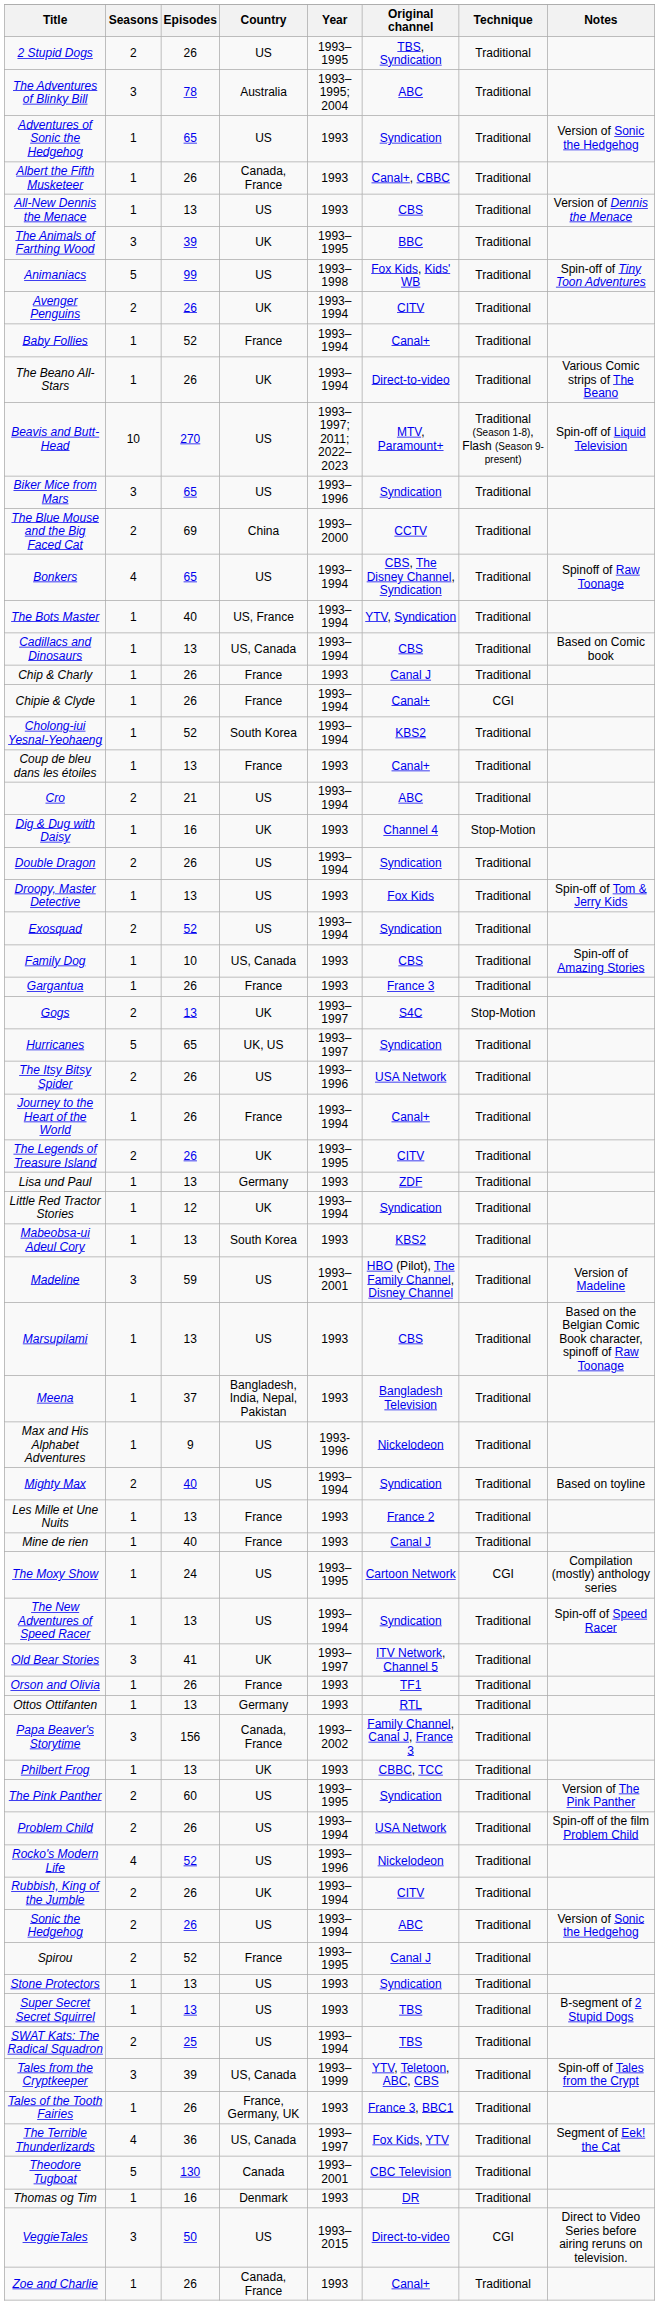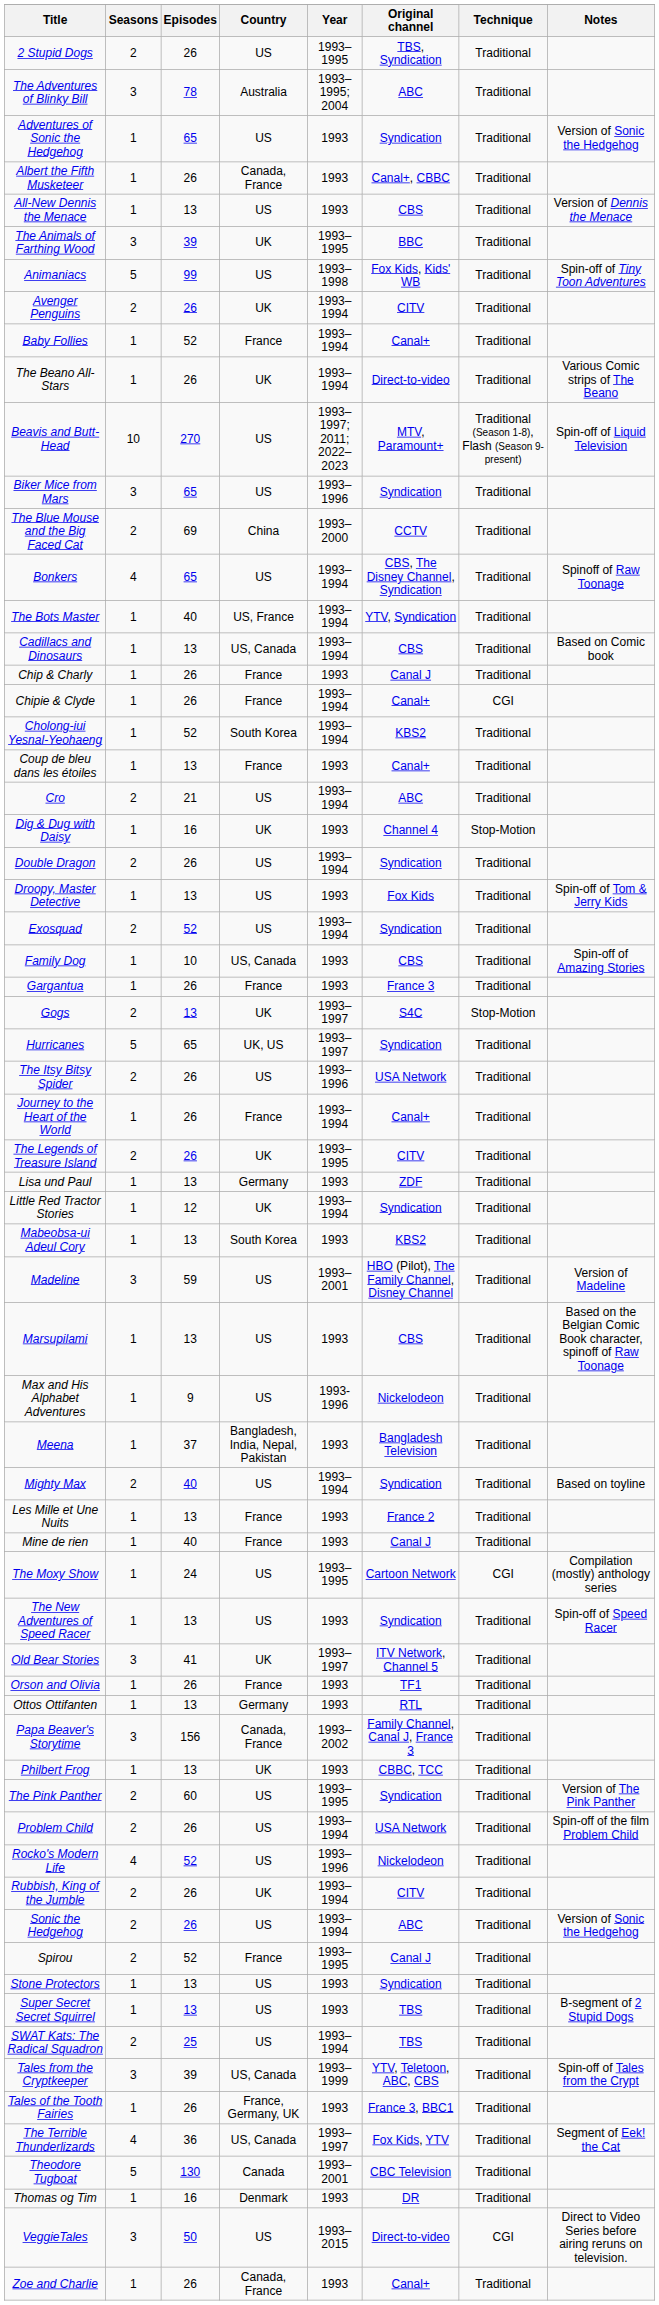rows swapped: (55, 1444) <-> (55, 1398)
(335, 1620) 1993–1994 -> (335, 1620) 1993
